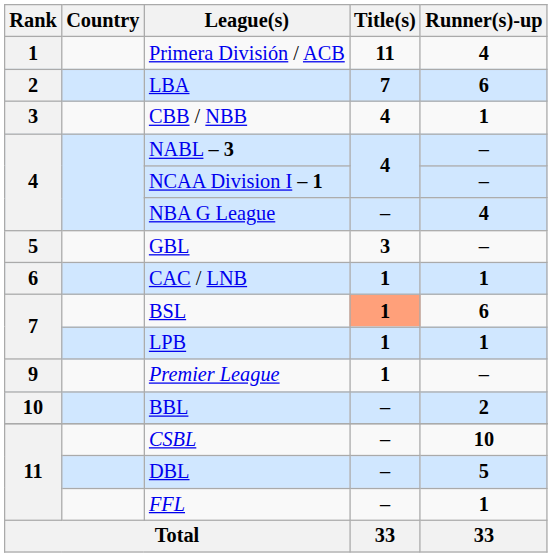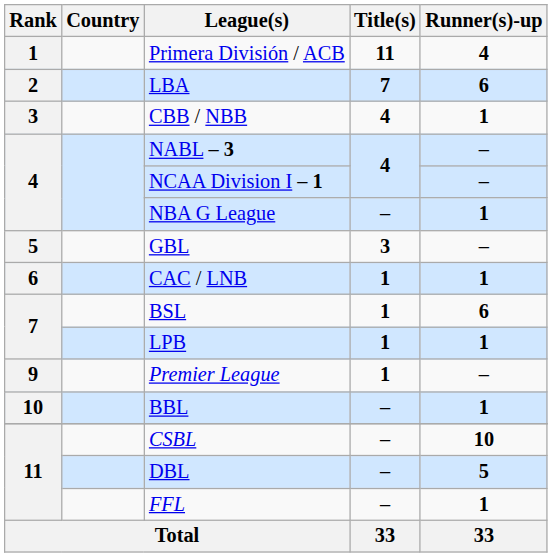(484, 213) 4 -> (484, 213) 1
(385, 310) lightsalmon background -> (385, 310) no background
(484, 407) 2 -> (484, 407) 1
